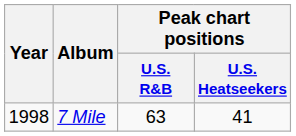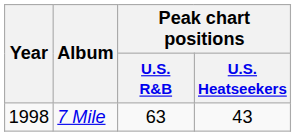(242, 116) 41 -> (242, 116) 43
